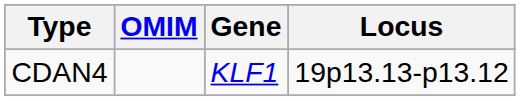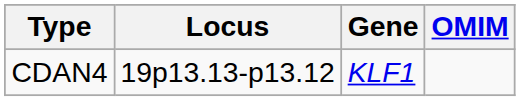columns swapped: (159, 26) <-> (402, 26)
